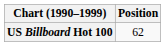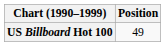(138, 32) 62 -> (138, 32) 49
